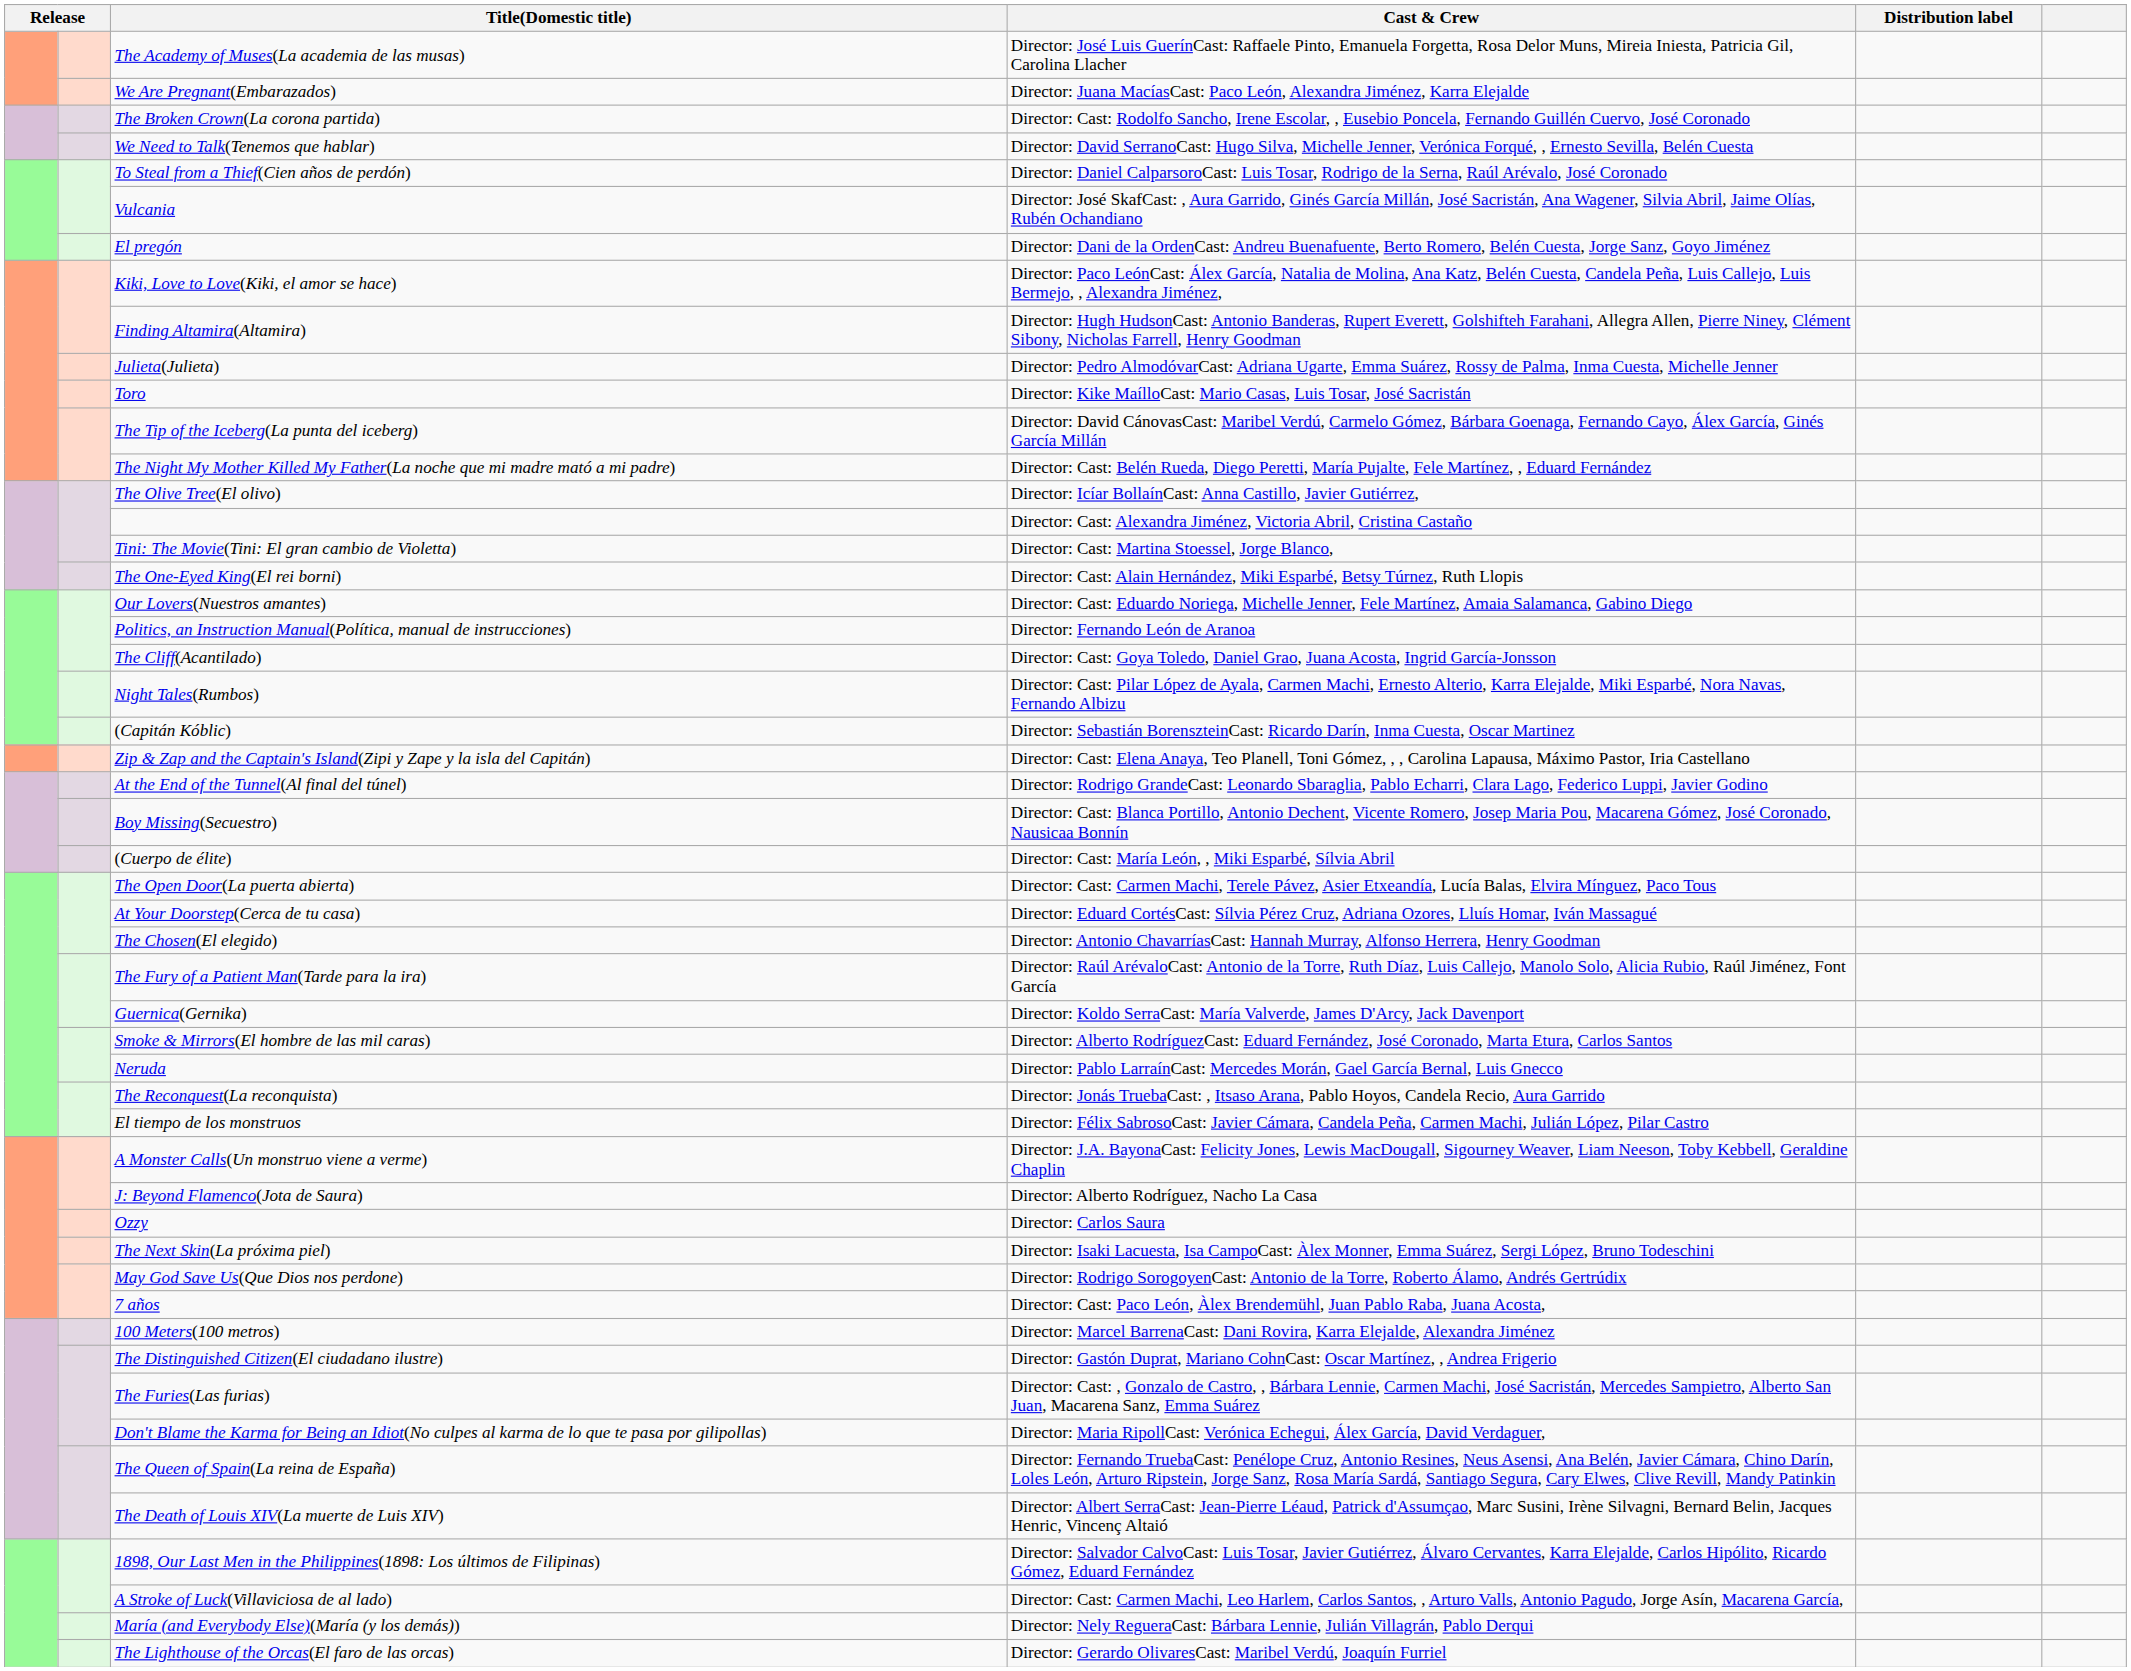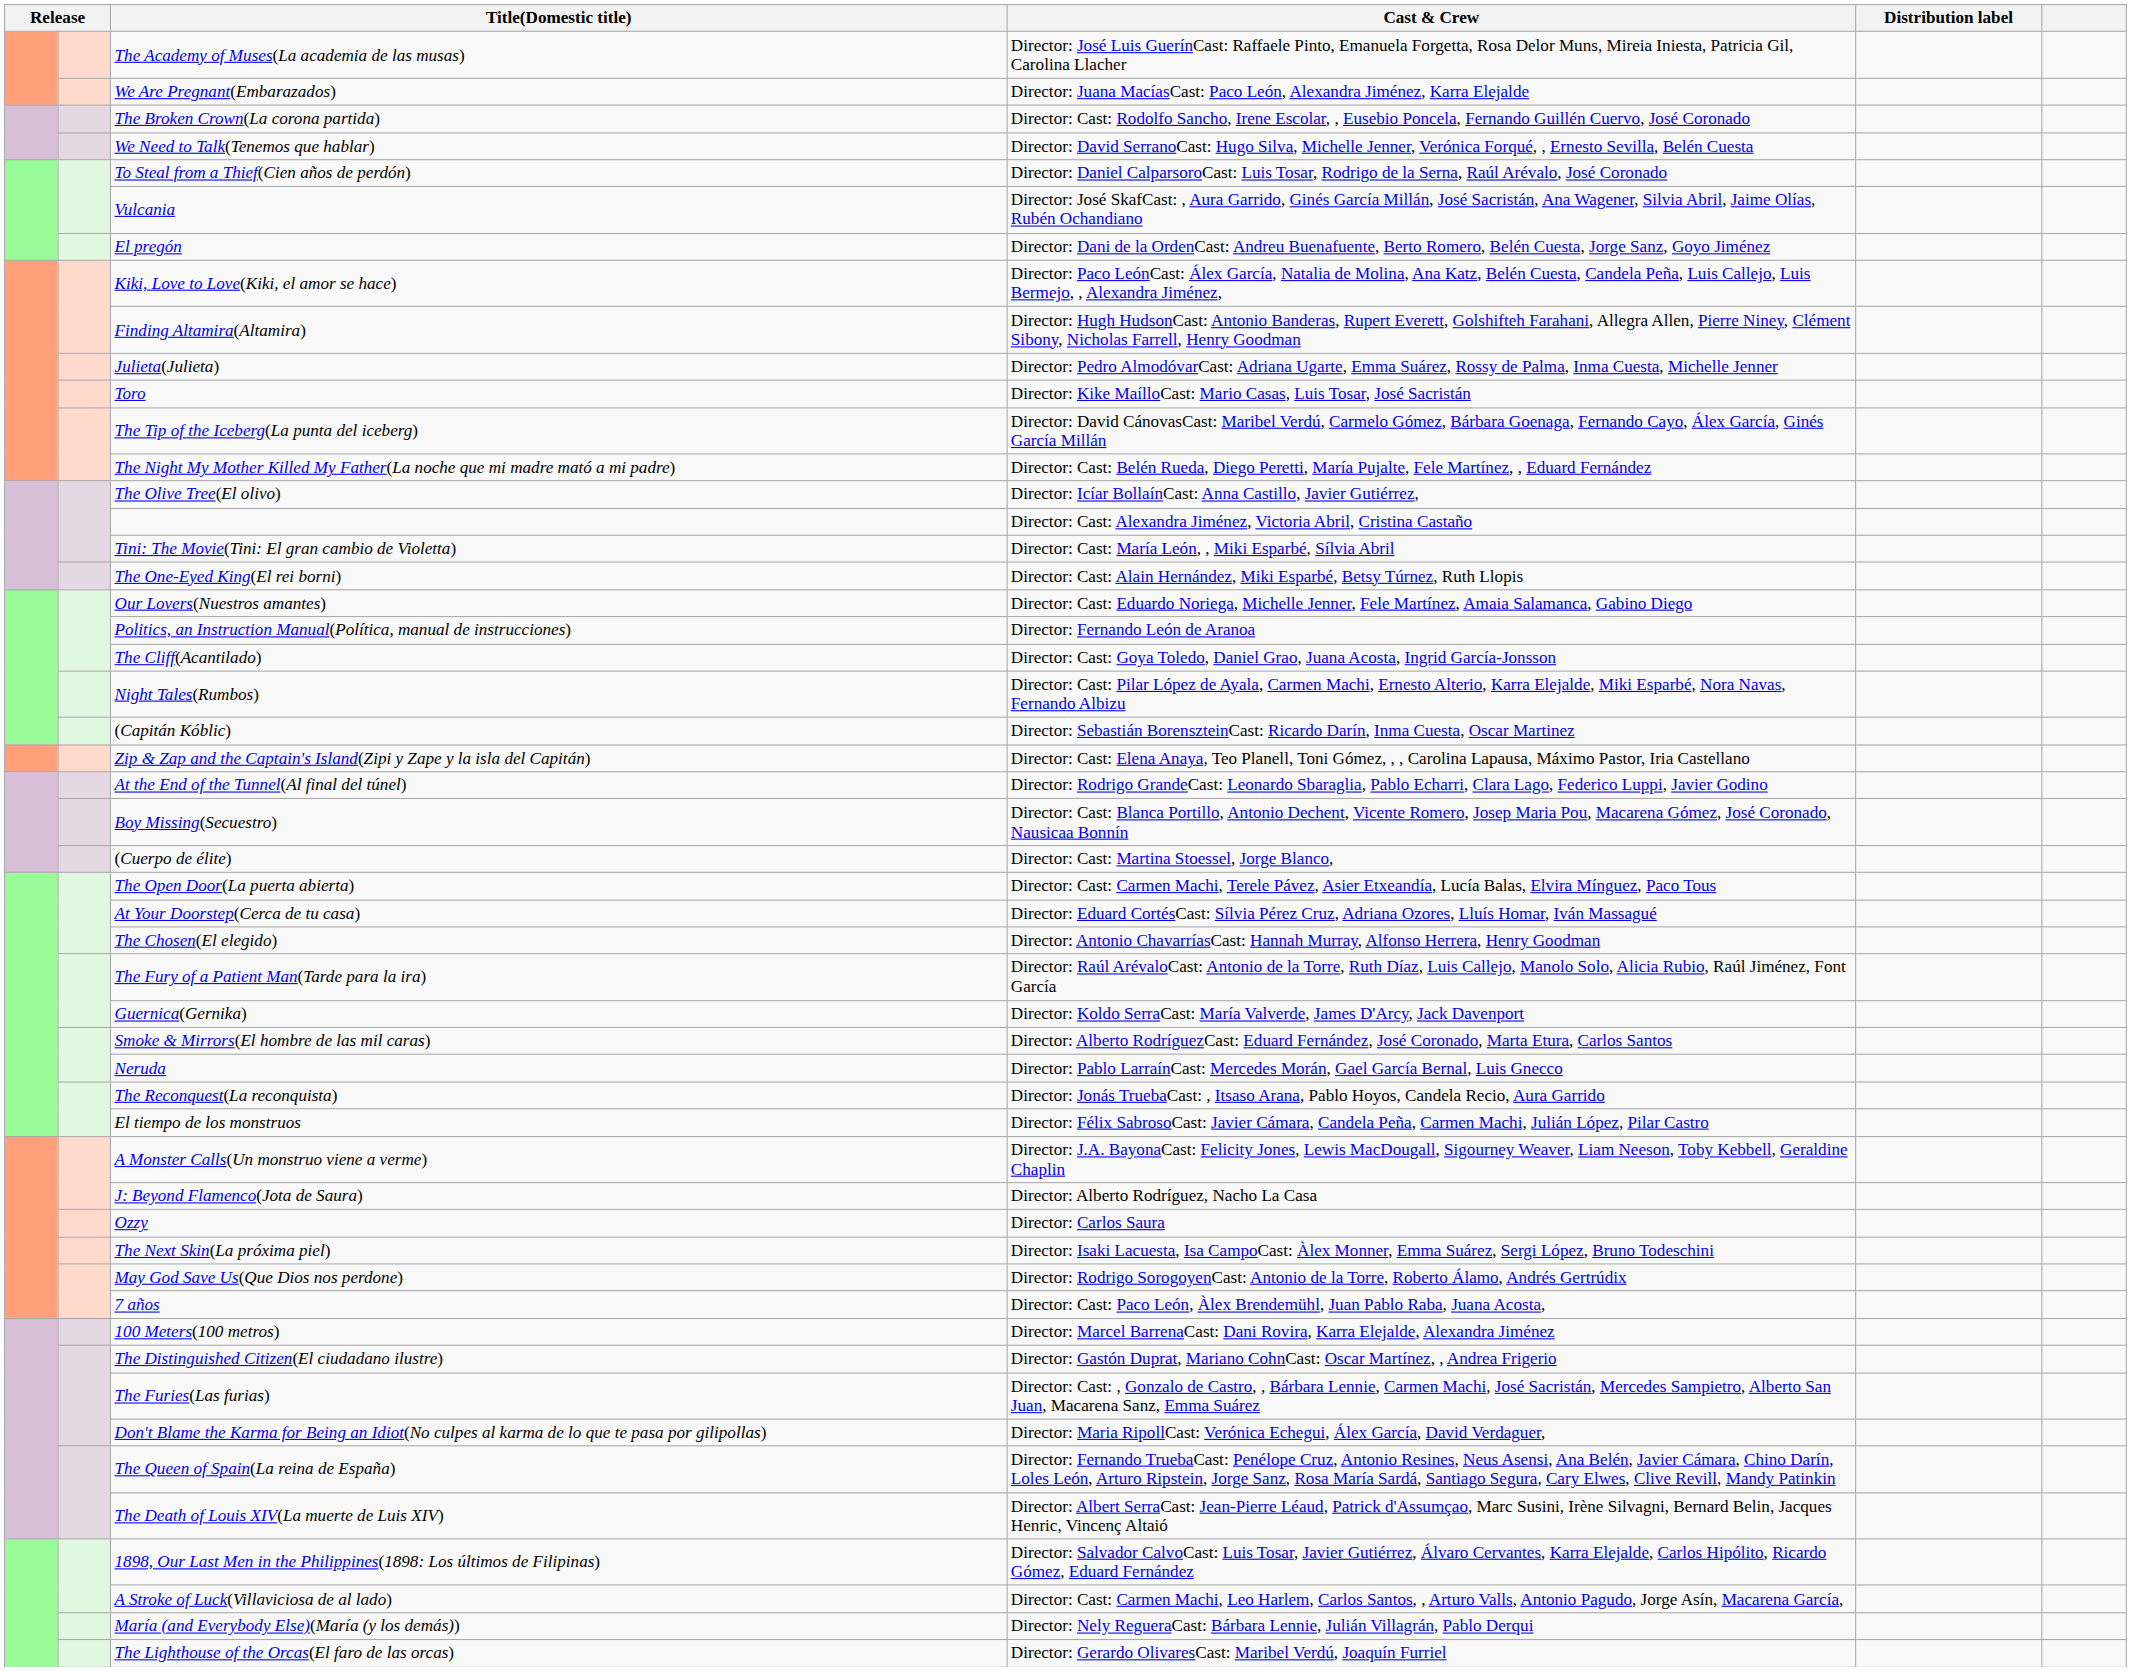(1172, 548) Director: Cast: Martina Stoessel, Jorge Blanco, -> (1203, 548) Director: Cast: María León, , Miki Esparbé, Sílvia Abril
(1203, 858) Director: Cast: María León, , Miki Esparbé, Sílvia Abril -> (1172, 858) Director: Cast: Martina Stoessel, Jorge Blanco,
